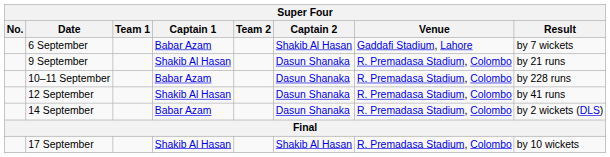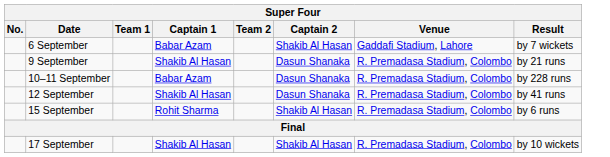- row: (61, 111)
+ row: (61, 111)
